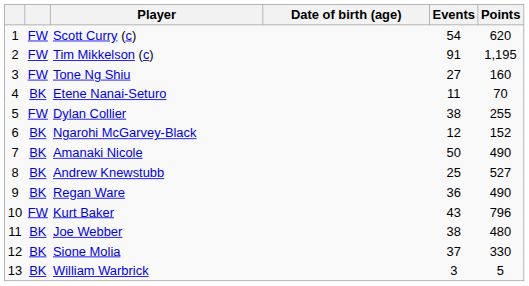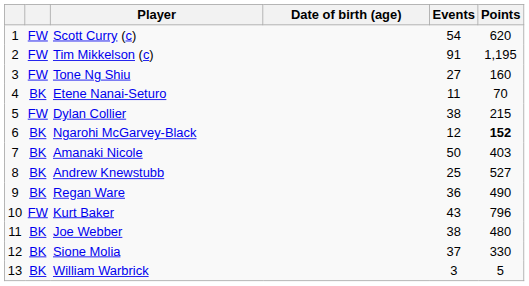(500, 114) 255 -> (500, 114) 215
(500, 133) normal -> (500, 133) bold
(500, 153) 490 -> (500, 153) 403
